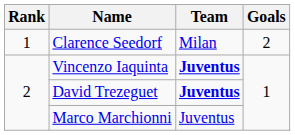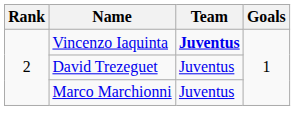- row: (107, 42)
(209, 92) bold -> (207, 67) normal
